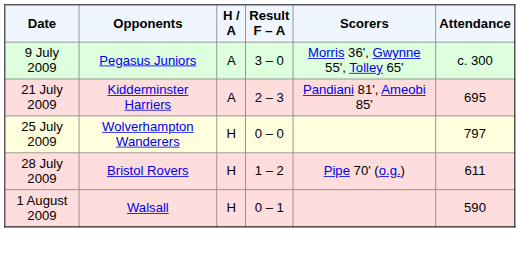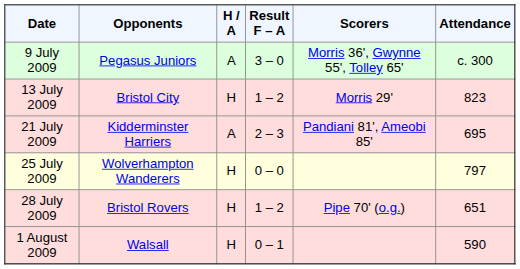+ row: (42, 97)
(475, 171) 611 -> (475, 208) 651
